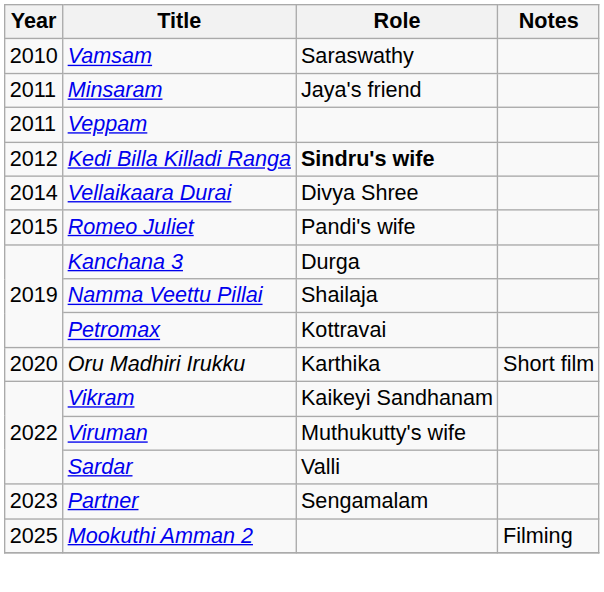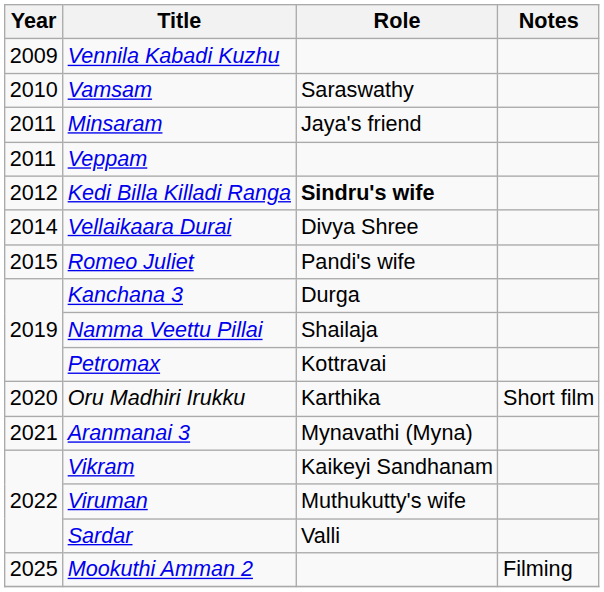+ row: (174, 55)
+ row: (129, 432)
- row: (103, 501)
